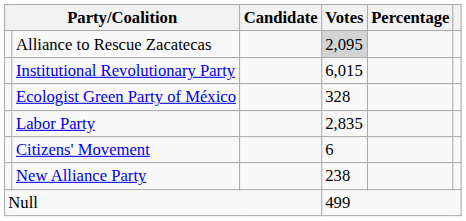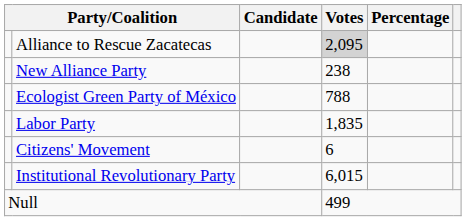rows swapped: (126, 70) <-> (81, 176)
(338, 96) 328 -> (338, 96) 788
(344, 123) 2,835 -> (344, 123) 1,835
